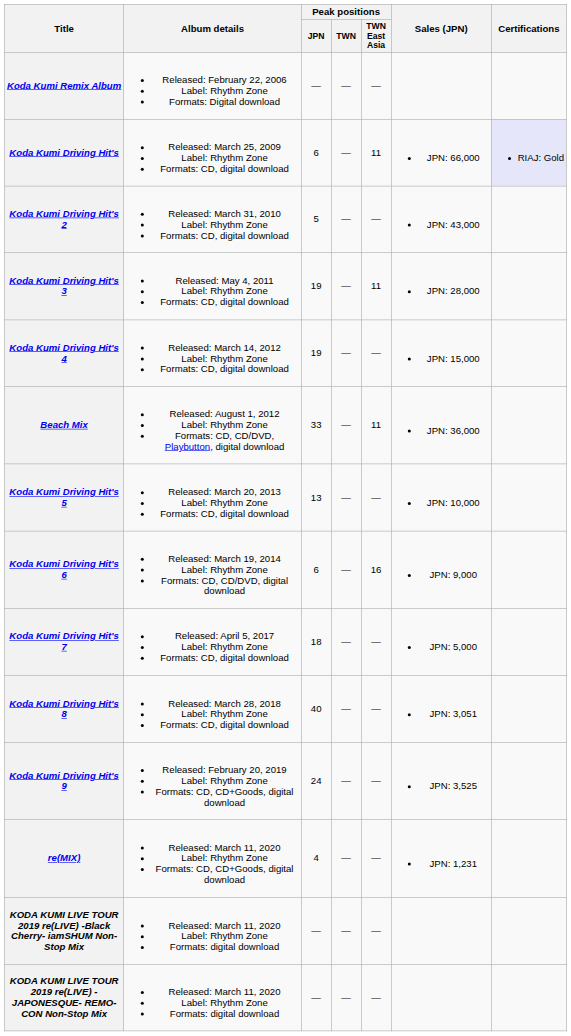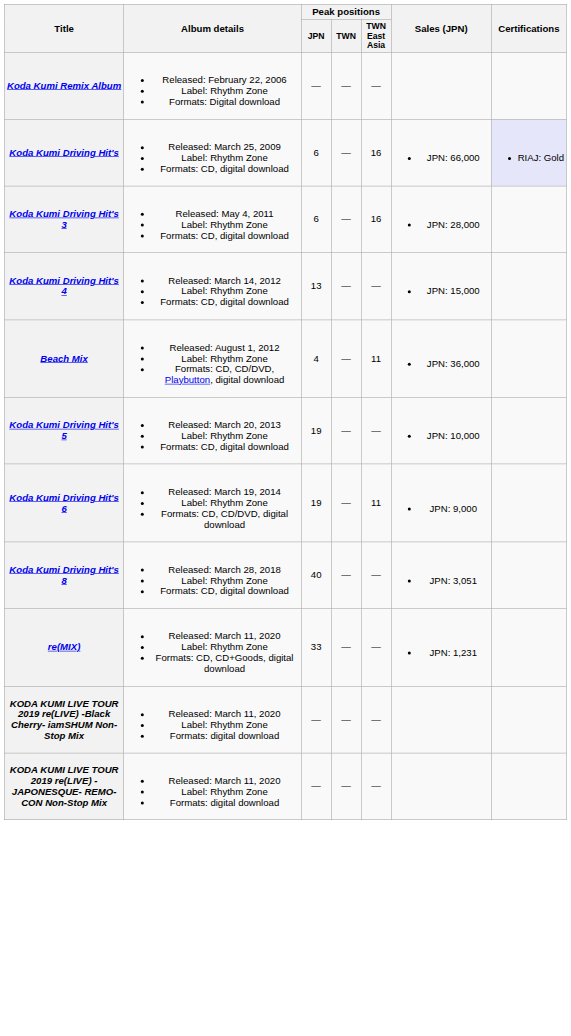(376, 152) 11 -> (376, 152) 16
- row: (64, 219)
(316, 286) 19 -> (316, 219) 6
(376, 286) 11 -> (376, 219) 16
(316, 353) 19 -> (316, 286) 13
(316, 425) 33 -> (316, 358) 4
(316, 497) 13 -> (316, 430) 19
(316, 569) 6 -> (316, 503) 19
(376, 569) 16 -> (376, 503) 11
- row: (64, 642)
- row: (64, 781)
(316, 858) 4 -> (316, 647) 33
